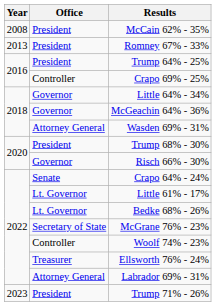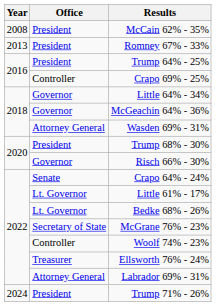(17, 293) 2023 -> (17, 293) 2024
